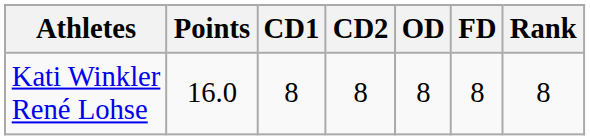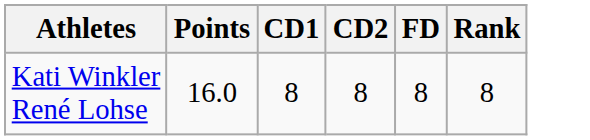- column: (423, 28)
